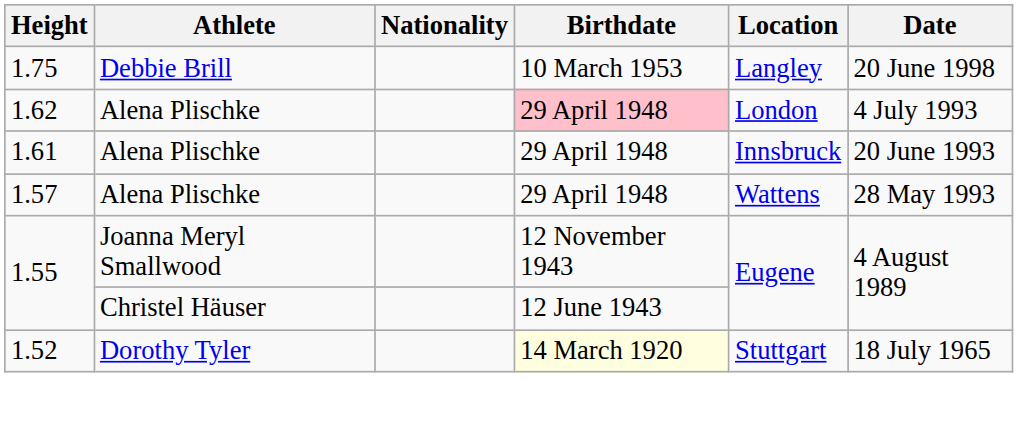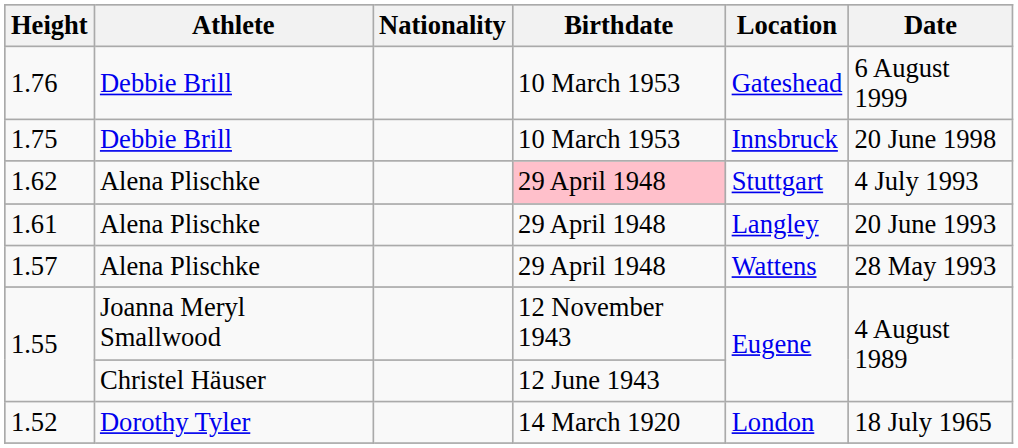+ row: (34, 82)
(779, 67) Langley -> (785, 139) Innsbruck
(776, 109) London -> (777, 181) Stuttgart
(788, 151) Innsbruck -> (775, 223) Langley
(601, 350) lightyellow background -> (599, 422) no background
(781, 350) Stuttgart -> (773, 422) London
